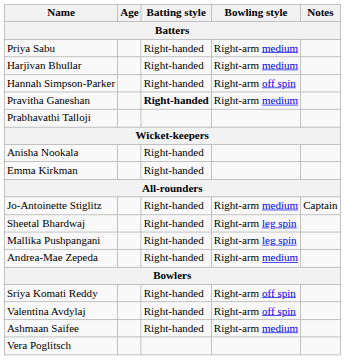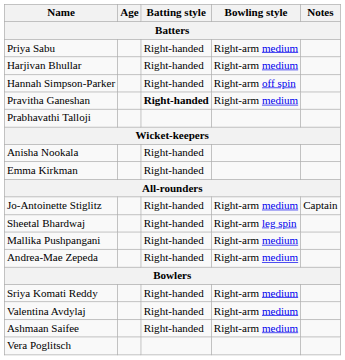(255, 240) Right-arm leg spin -> (256, 240) Right-arm medium
(255, 293) Right-arm off spin -> (256, 293) Right-arm medium
(255, 310) Right-arm off spin -> (256, 310) Right-arm medium
